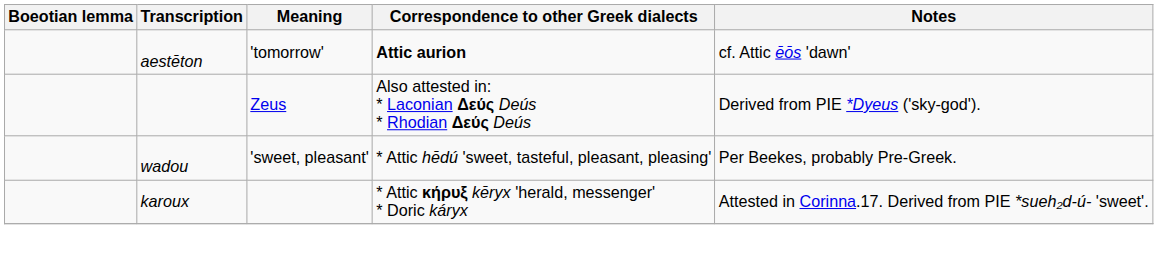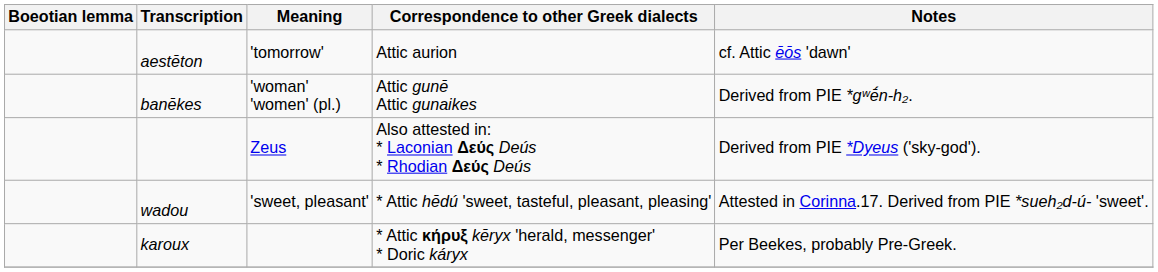(421, 52) bold -> (417, 52) normal
+ row: (171, 104)
(838, 157) Per Beekes, probably Pre-Greek. -> (934, 201) Attested in Corinna.17. Derived from PIE *sueh₂d-ú- 'sweet'.
(934, 201) Attested in Corinna.17. Derived from PIE *sueh₂d-ú- 'sweet'. -> (838, 245) Per Beekes, probably Pre-Greek.
